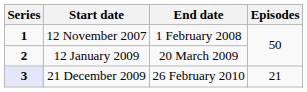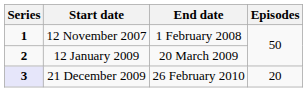(275, 76) 21 -> (275, 76) 20
